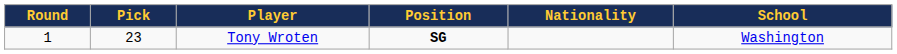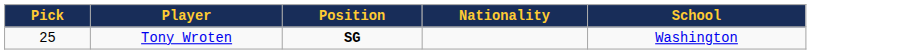- column: (48, 16)
(134, 38) 23 -> (48, 38) 25
